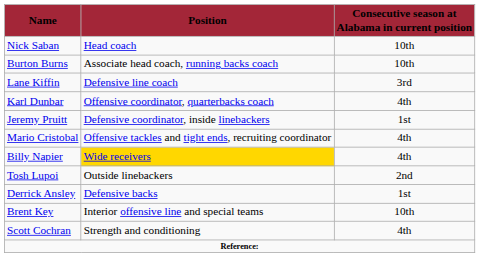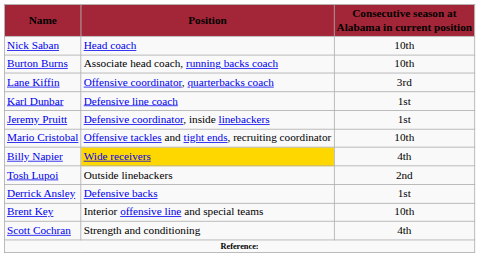(131, 82) Defensive line coach -> (179, 82) Offensive coordinator, quarterbacks coach
(179, 101) Offensive coordinator, quarterbacks coach -> (131, 101) Defensive line coach
(404, 101) 4th -> (404, 101) 1st
(404, 138) 4th -> (404, 138) 10th
